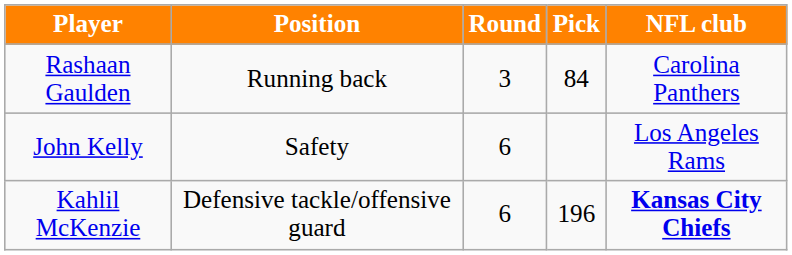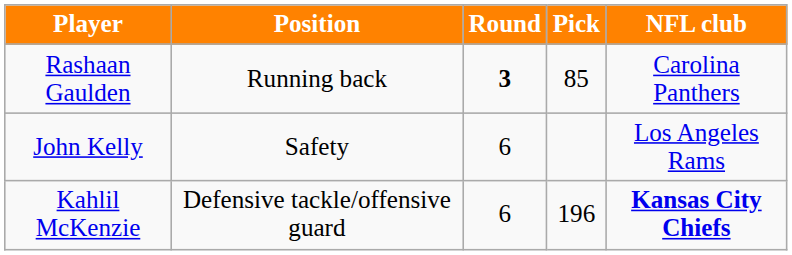(505, 78) normal -> (505, 78) bold
(576, 78) 84 -> (576, 78) 85
